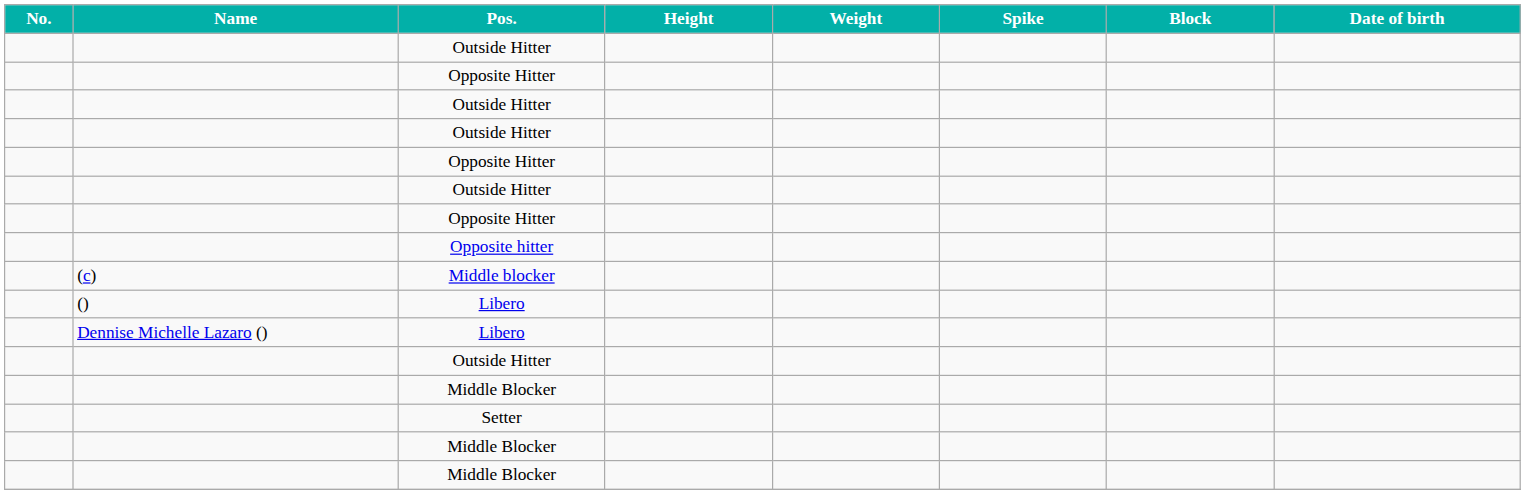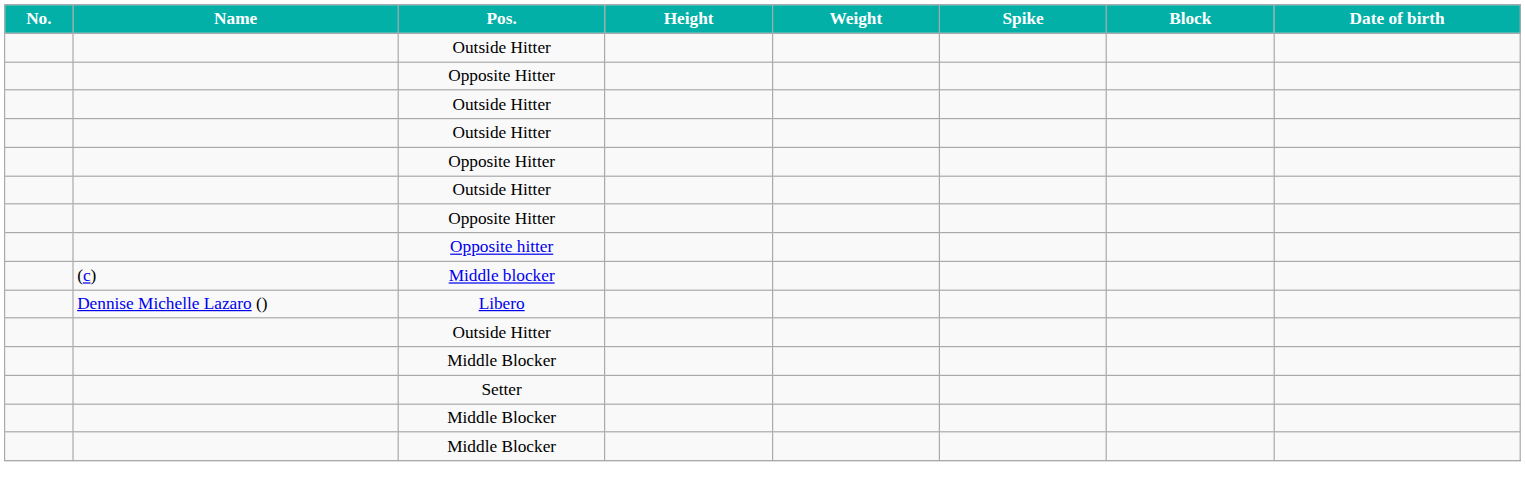- row: (83, 304)
